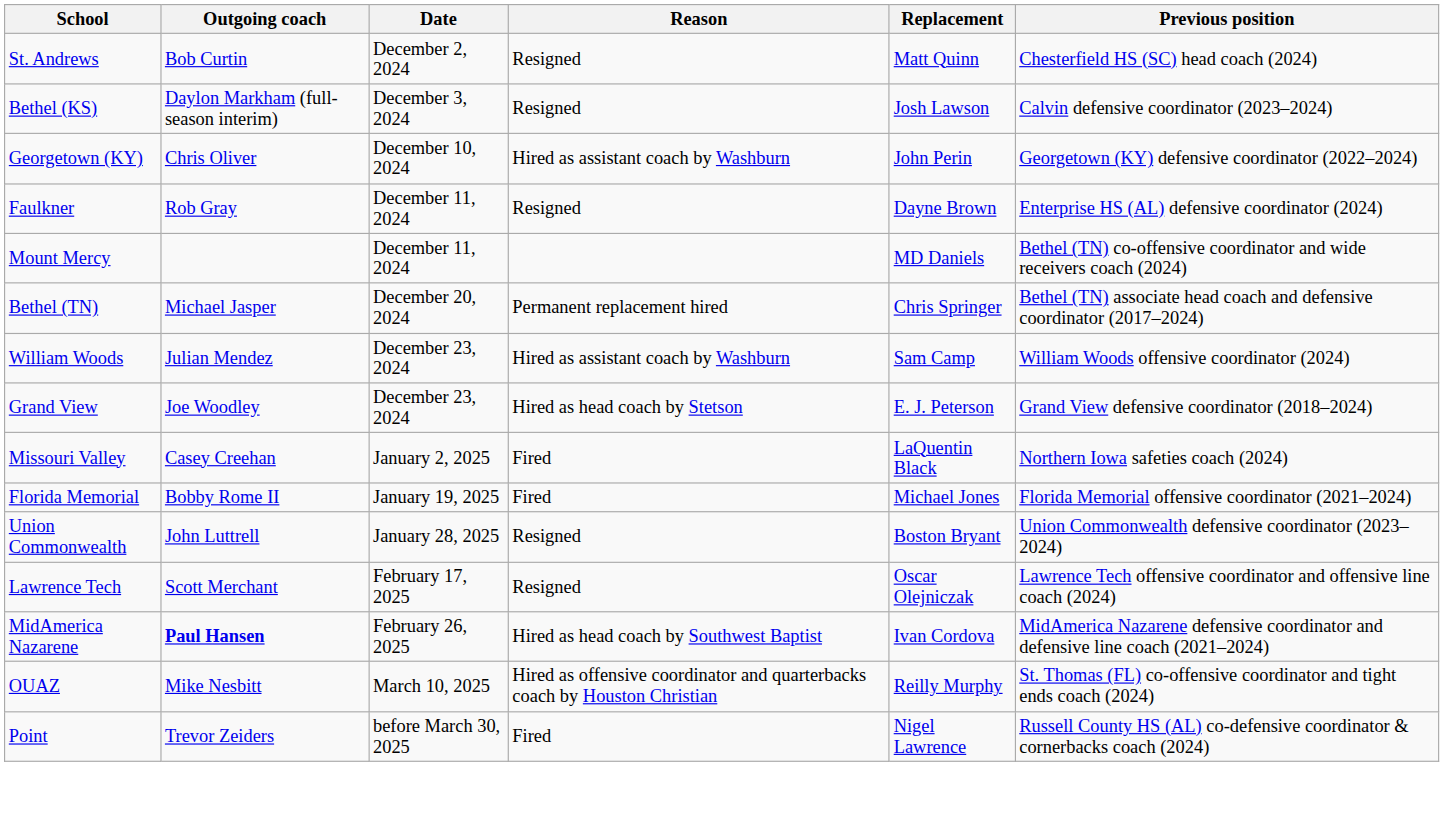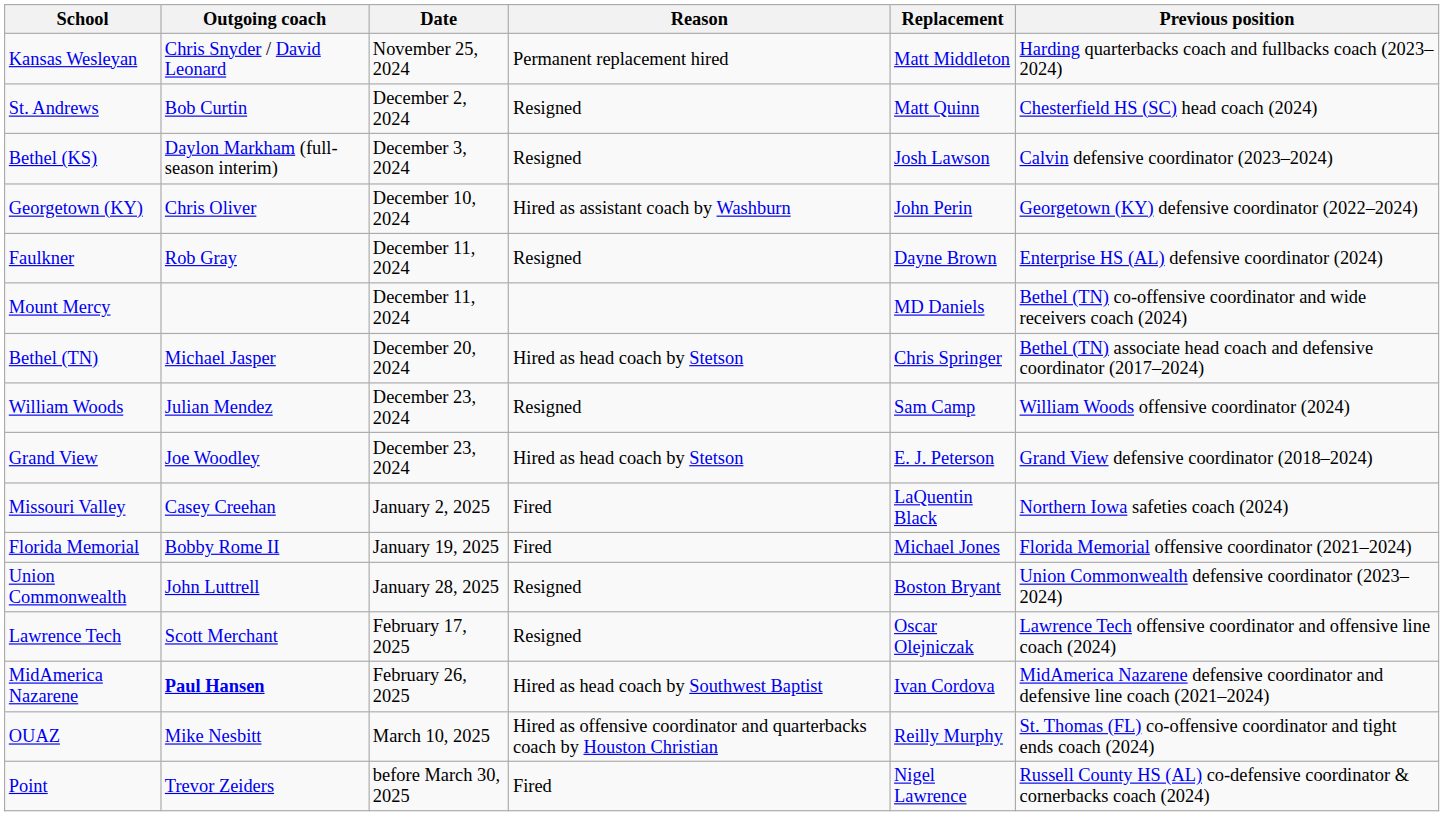+ row: (73, 58)
(620, 308) Permanent replacement hired -> (628, 357) Hired as head coach by Stetson
(651, 357) Hired as assistant coach by Washburn -> (547, 407) Resigned
